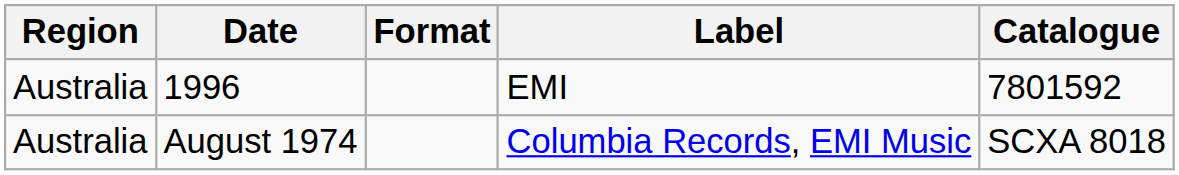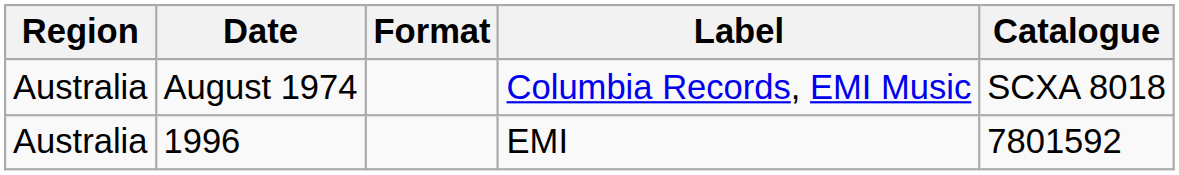rows swapped: (260, 141) <-> (202, 86)
